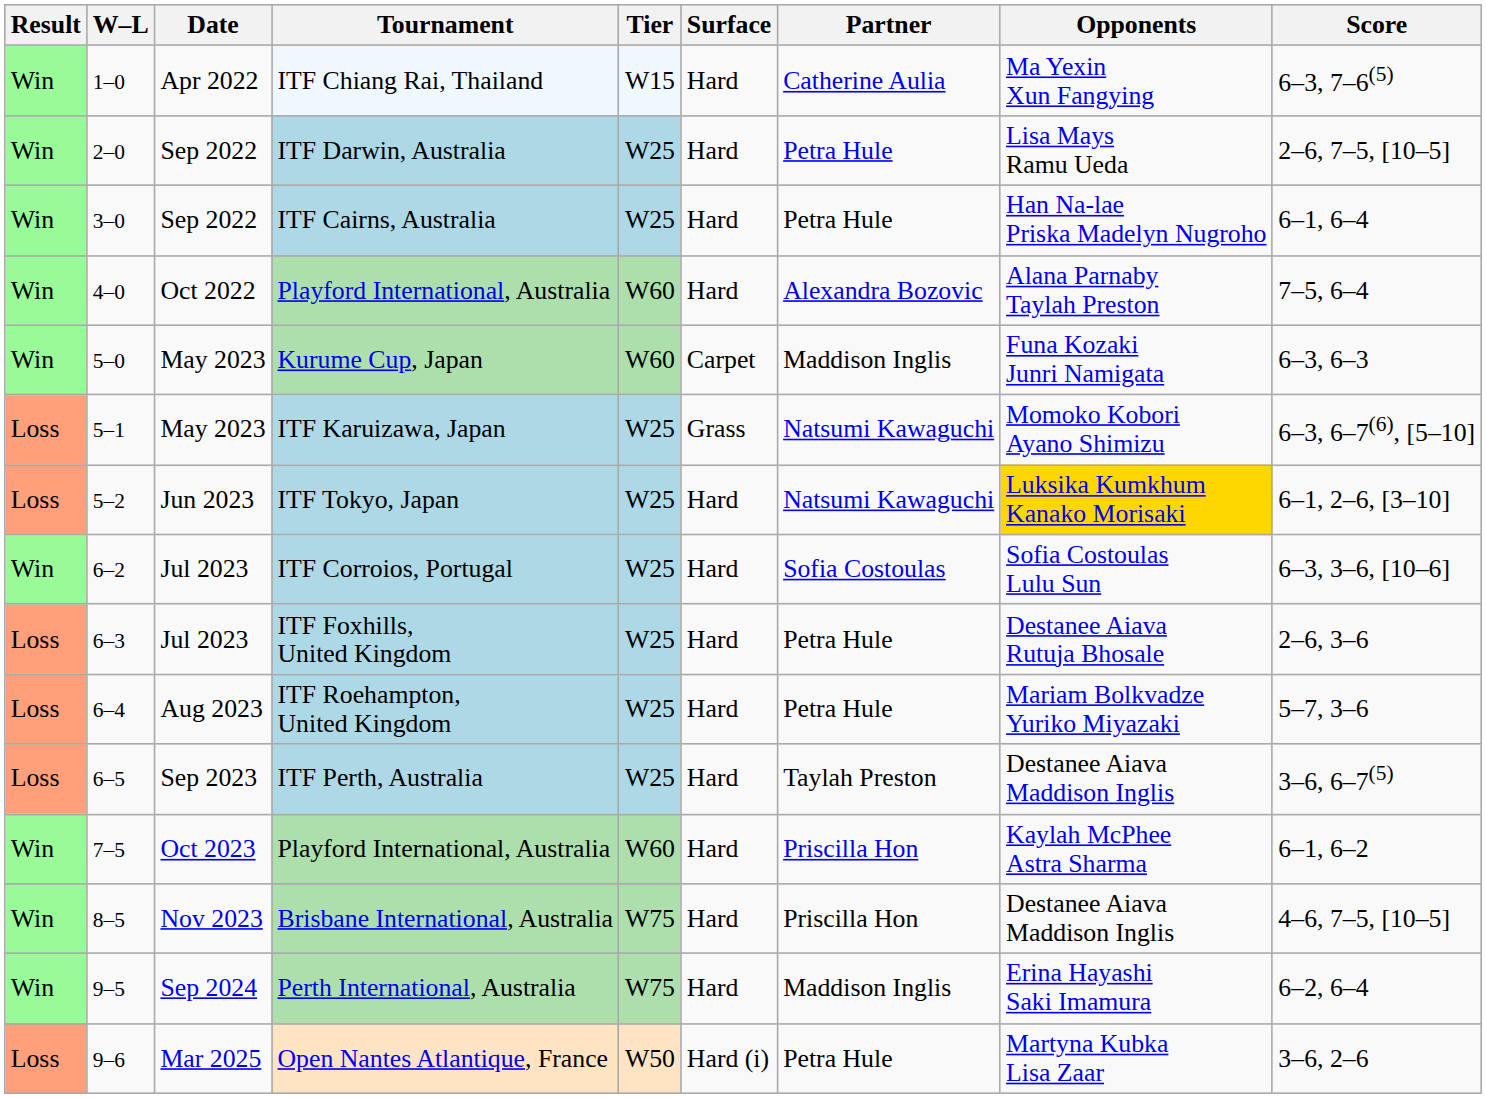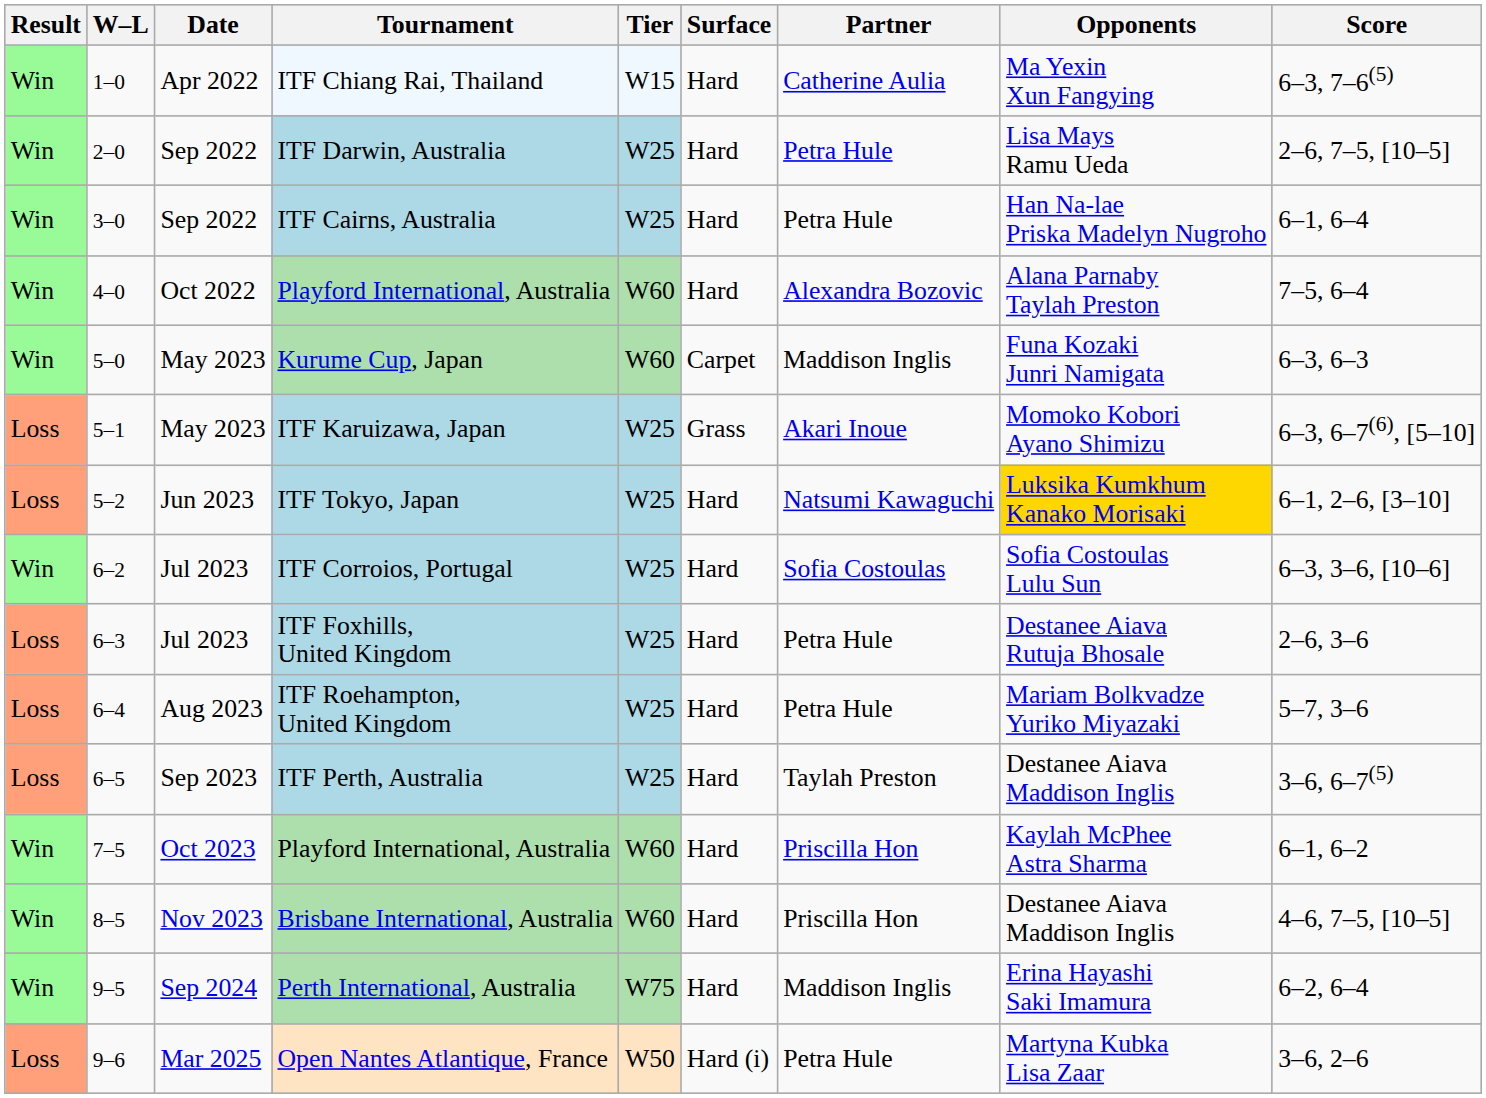(889, 429) Natsumi Kawaguchi -> (845, 429) Akari Inoue
(650, 918) W75 -> (650, 918) W60
